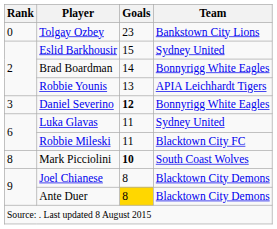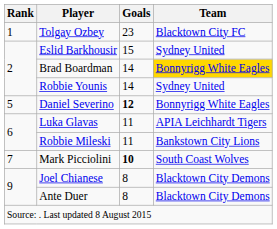(10, 31) 0 -> (10, 31) 1
(208, 31) Bankstown City Lions -> (201, 31) Blacktown City FC
(213, 68) no background -> (213, 68) gold background
(128, 86) 13 -> (128, 86) 14
(211, 86) APIA Leichhardt Tigers -> (190, 86) Sydney United
(10, 104) 3 -> (10, 104) 5
(190, 123) Sydney United -> (211, 123) APIA Leichhardt Tigers
(201, 141) Blacktown City FC -> (208, 141) Bankstown City Lions
(10, 159) 8 -> (10, 159) 7
(125, 196) gold background -> (125, 196) no background
